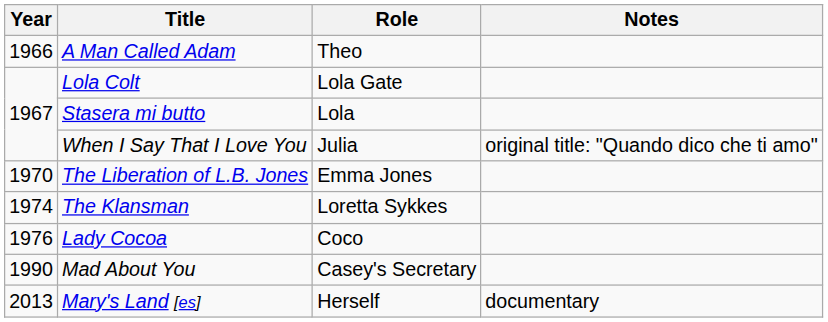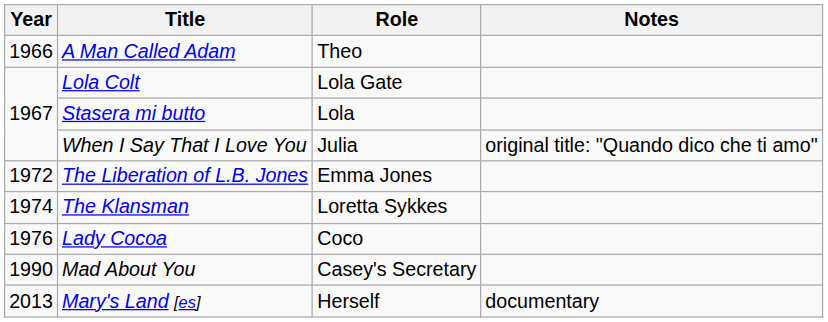(31, 176) 1970 -> (31, 176) 1972
